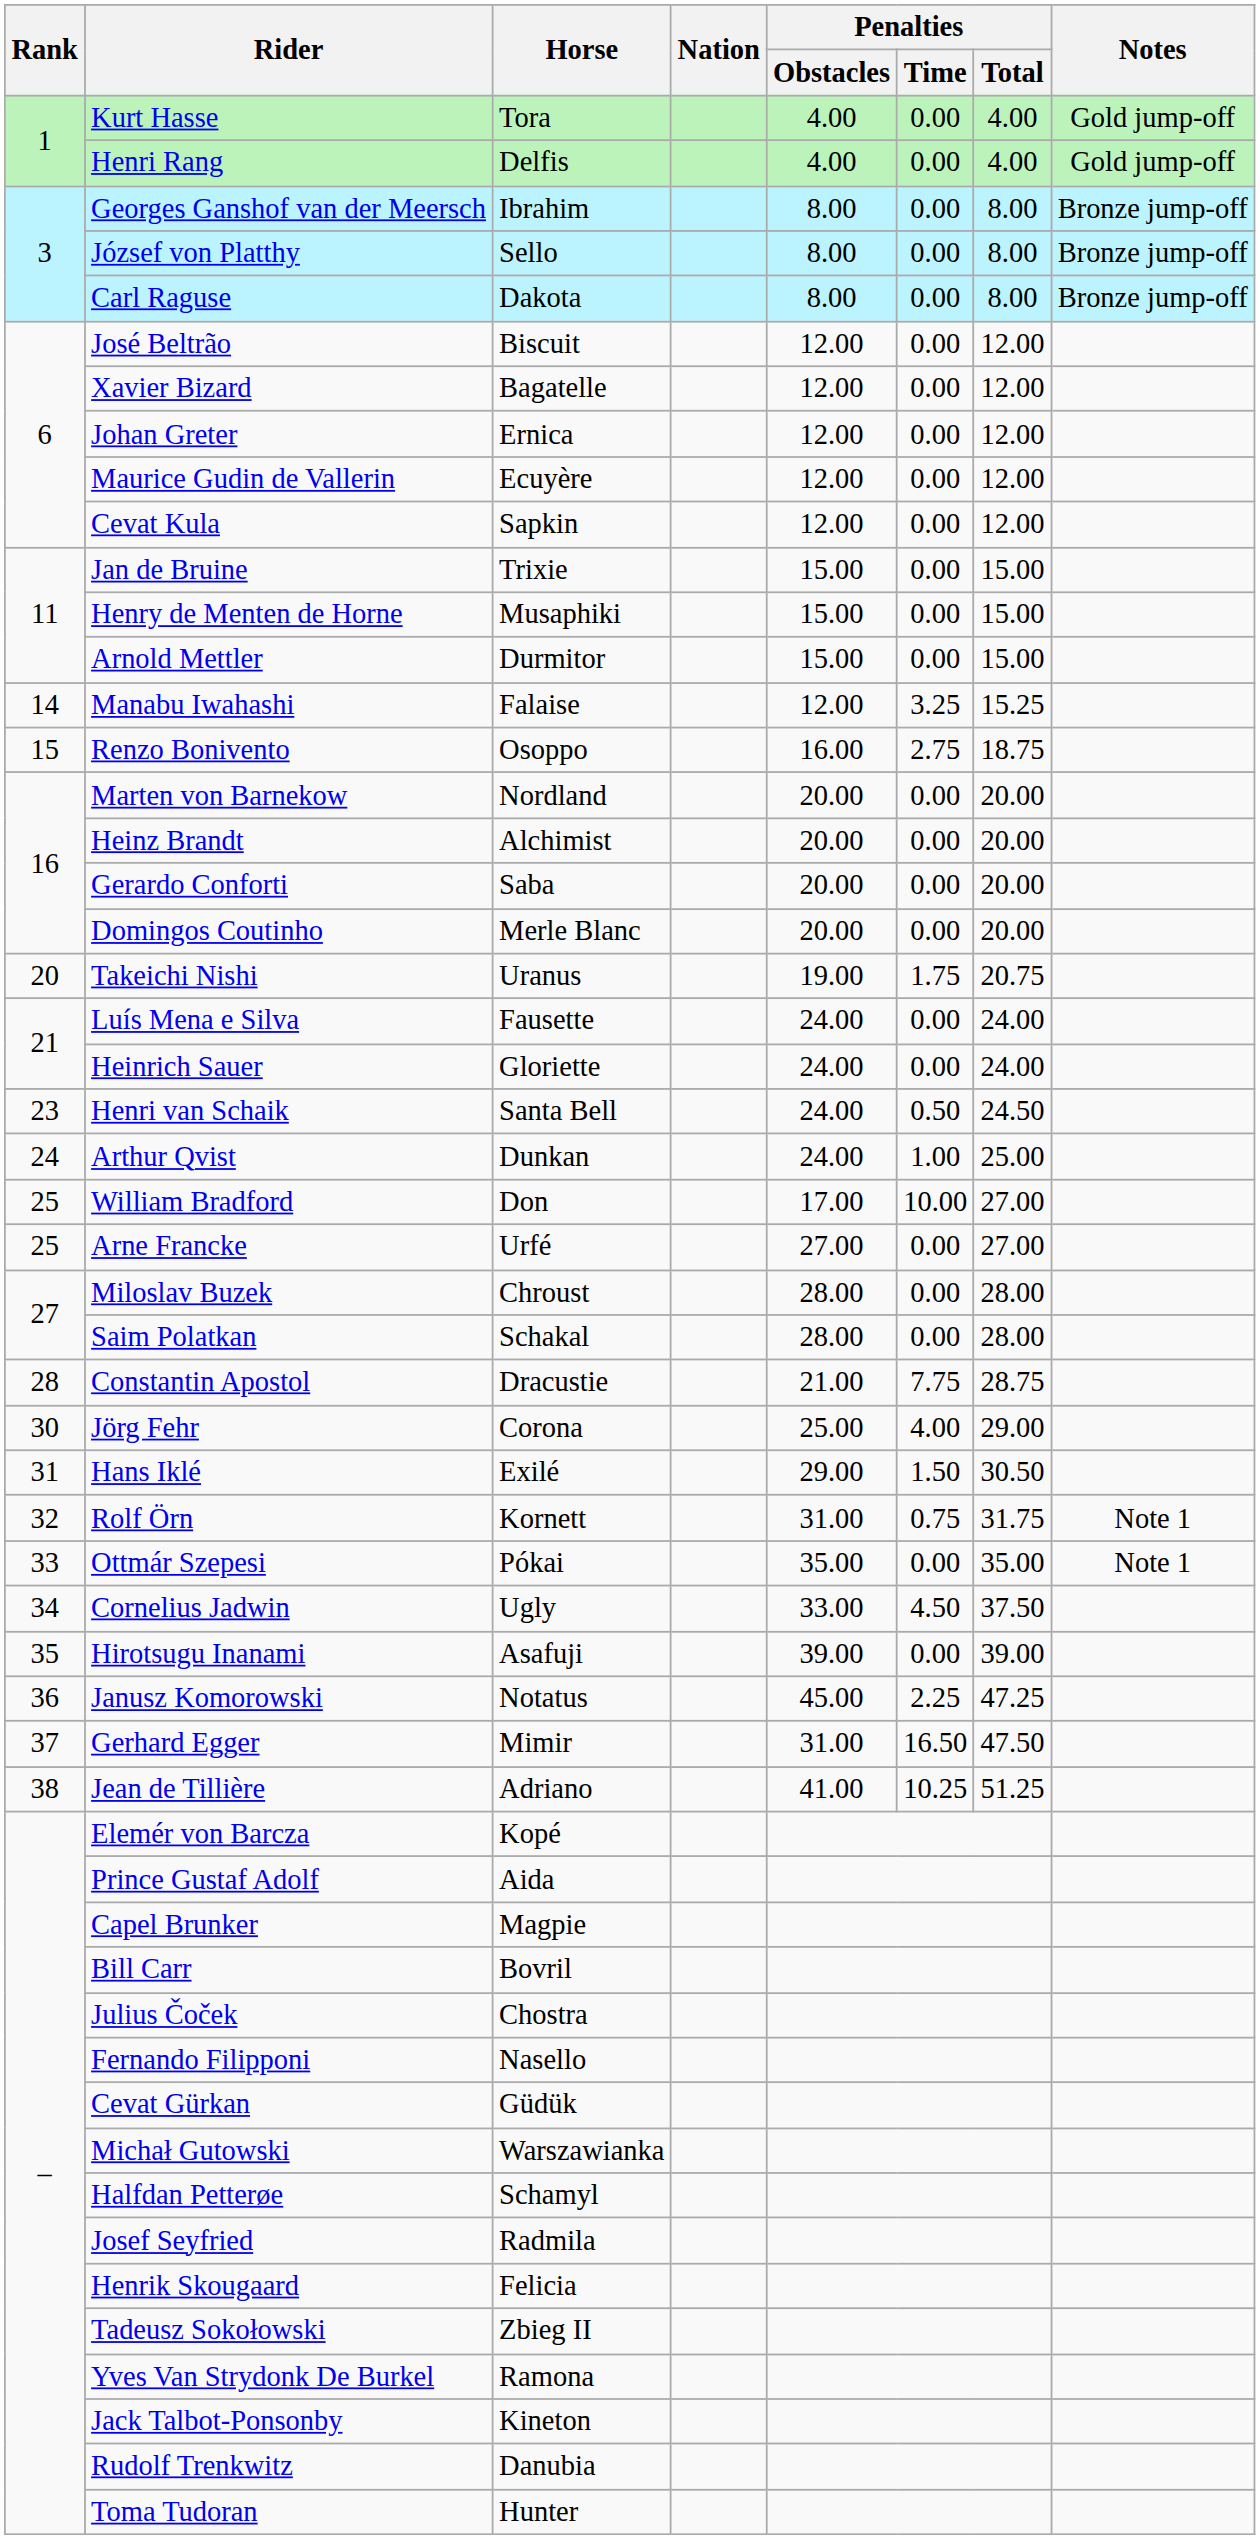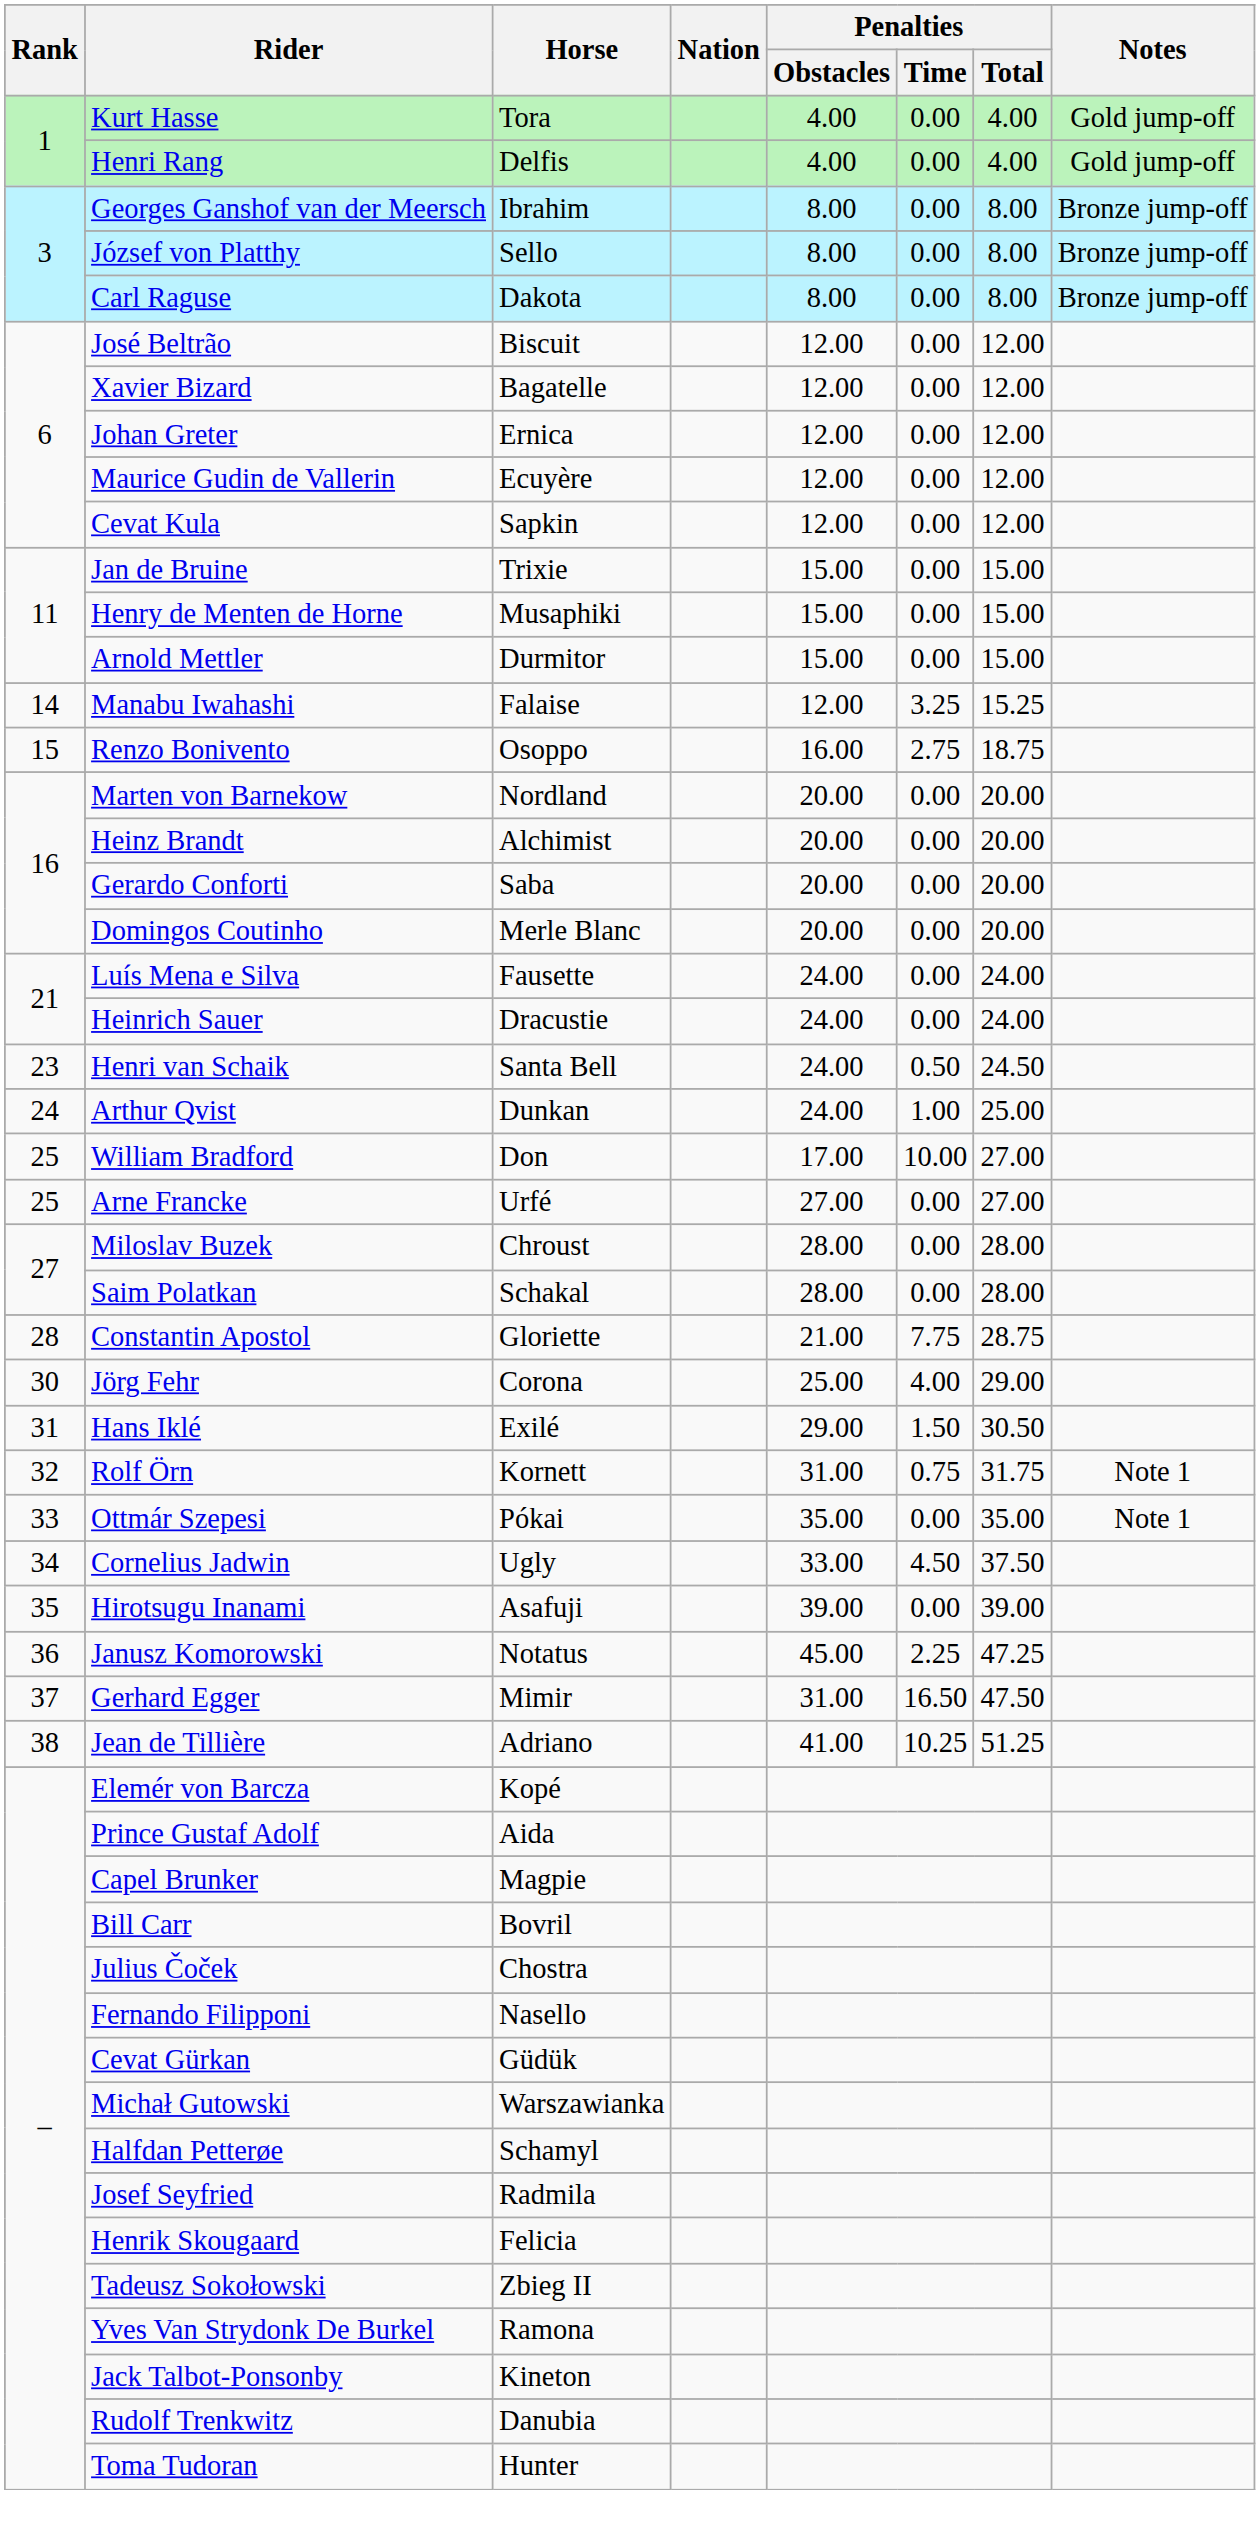- row: (174, 975)
(550, 1065) Gloriette -> (554, 1020) Dracustie
(554, 1382) Dracustie -> (550, 1336) Gloriette
